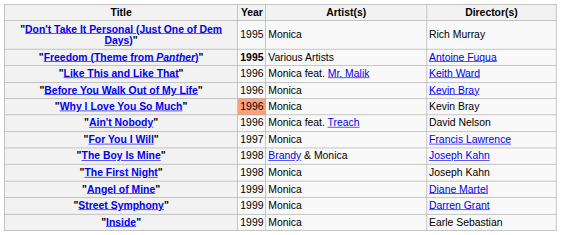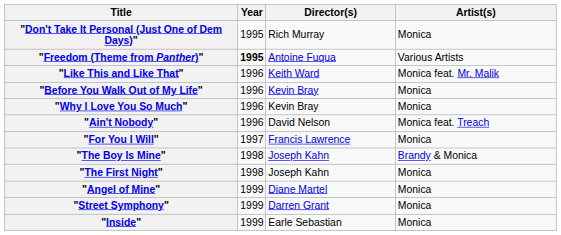columns swapped: (491, 12) <-> (346, 12)
(252, 106) lightsalmon background -> (252, 106) no background
